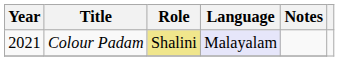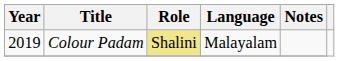(24, 42) 2021 -> (24, 42) 2019
(241, 42) lavender background -> (241, 42) no background
